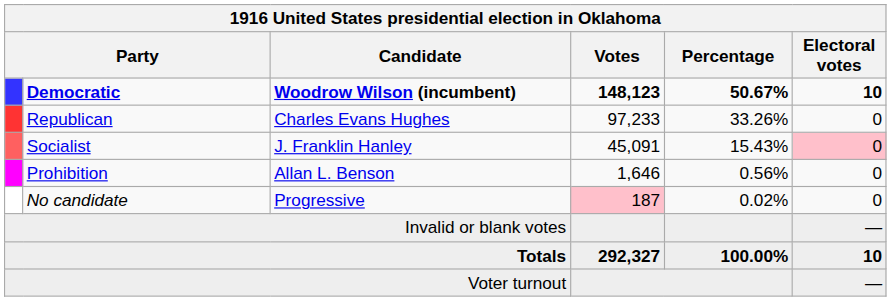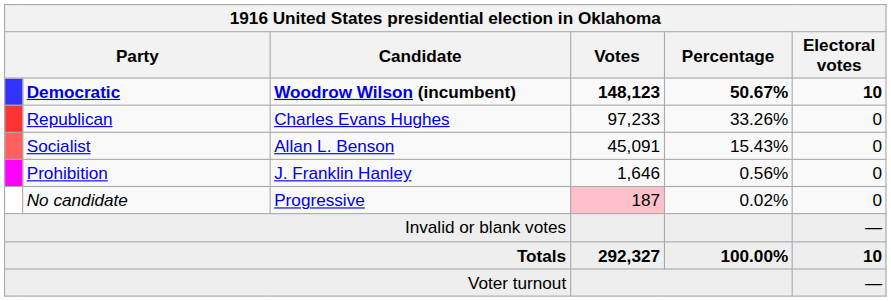(343, 146) J. Franklin Hanley -> (334, 146) Allan L. Benson
(877, 146) pink background -> (877, 146) no background
(334, 174) Allan L. Benson -> (343, 174) J. Franklin Hanley
